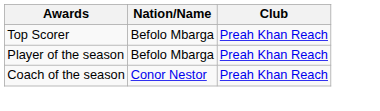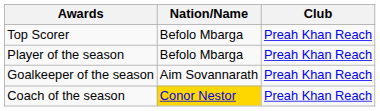+ row: (81, 75)
(169, 75) no background -> (198, 95) gold background
